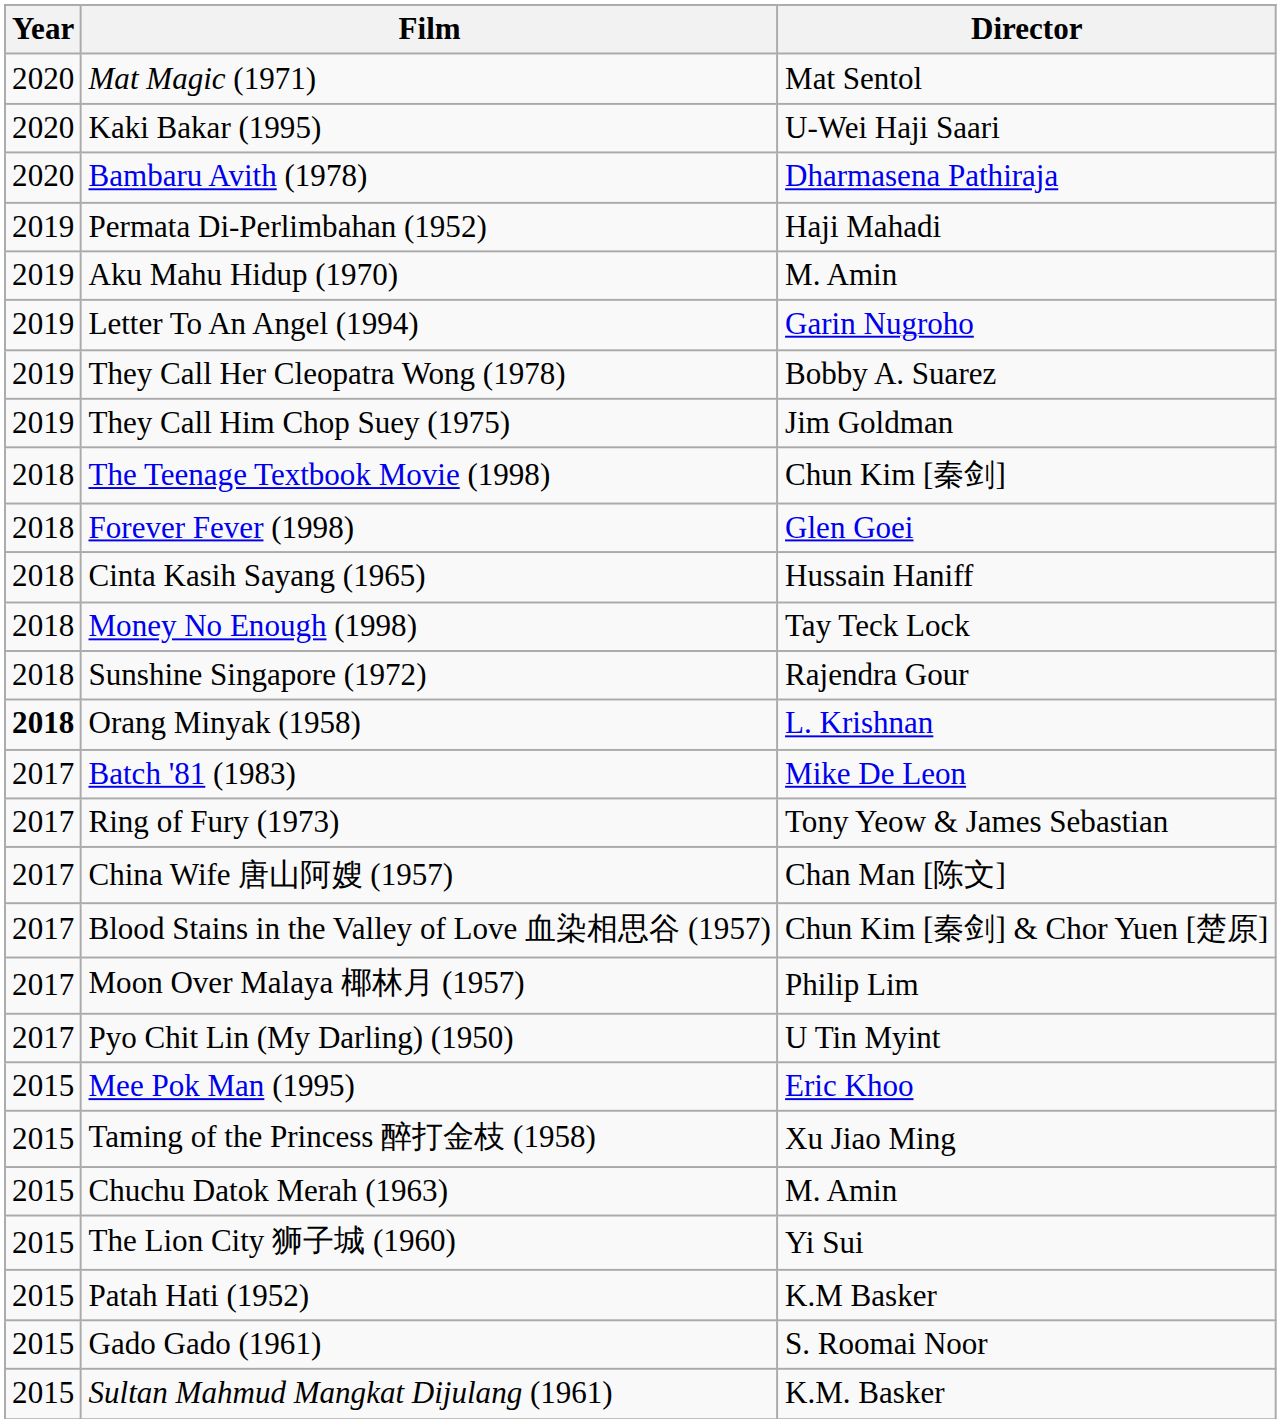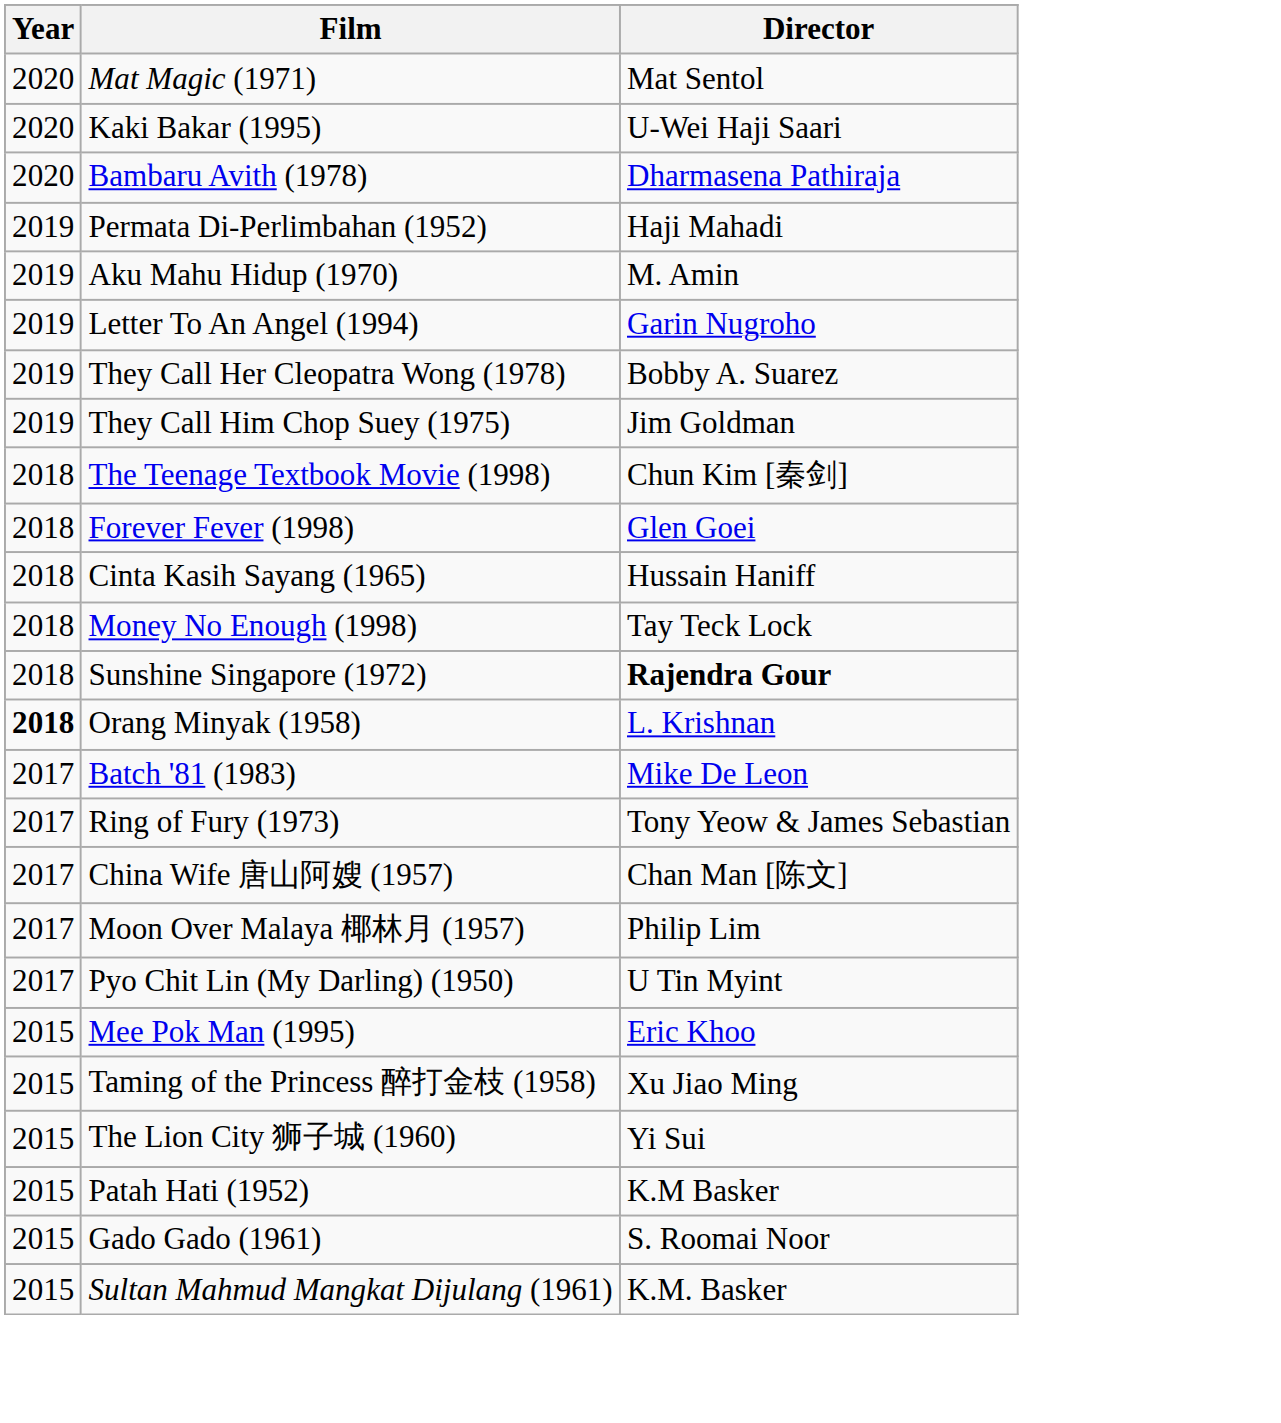(877, 674) normal -> (729, 674) bold
- row: (430, 928)
- row: (268, 1190)
